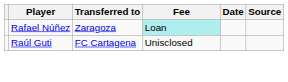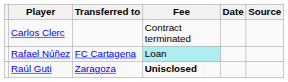+ row: (38, 33)
(95, 27) Zaragoza -> (105, 54) FC Cartagena
(105, 43) FC Cartagena -> (95, 69) Zaragoza
(169, 43) normal -> (171, 69) bold
